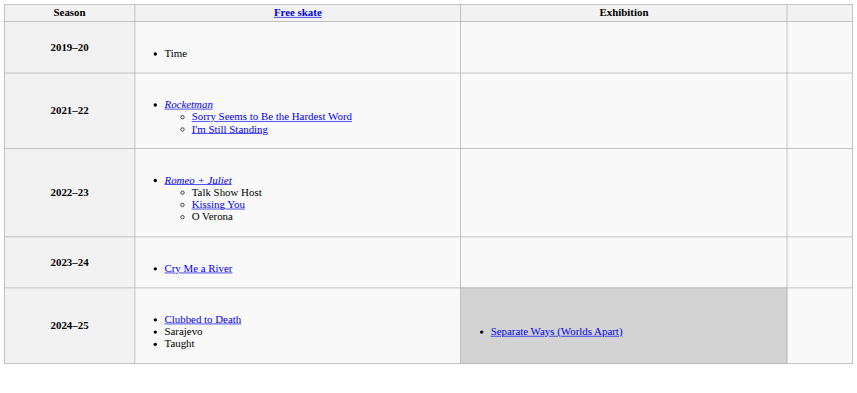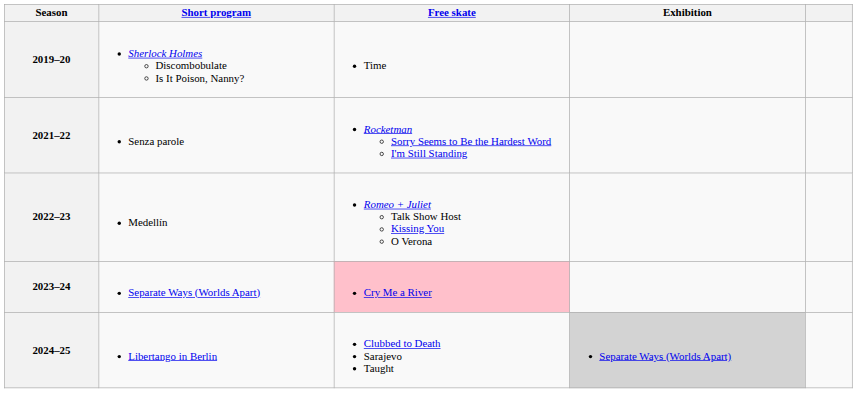+ column: (216, 13)
(298, 268) no background -> (452, 293) pink background
